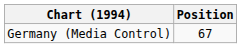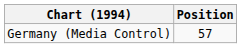(205, 33) 67 -> (205, 33) 57
